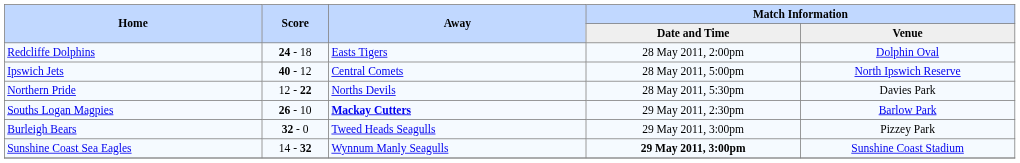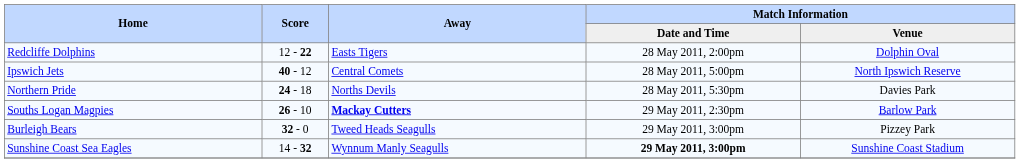(295, 52) 24 - 18 -> (295, 52) 12 - 22
(295, 90) 12 - 22 -> (295, 90) 24 - 18
